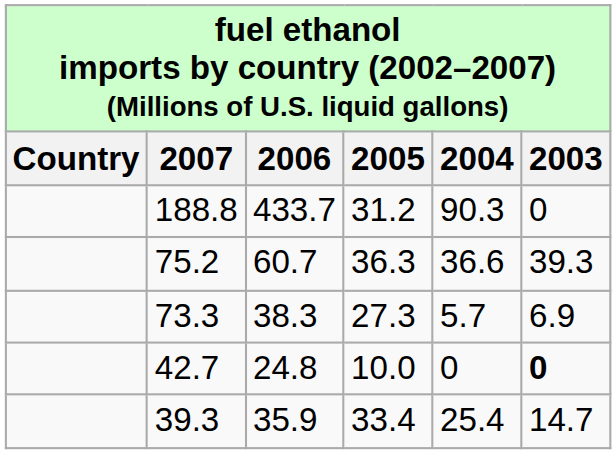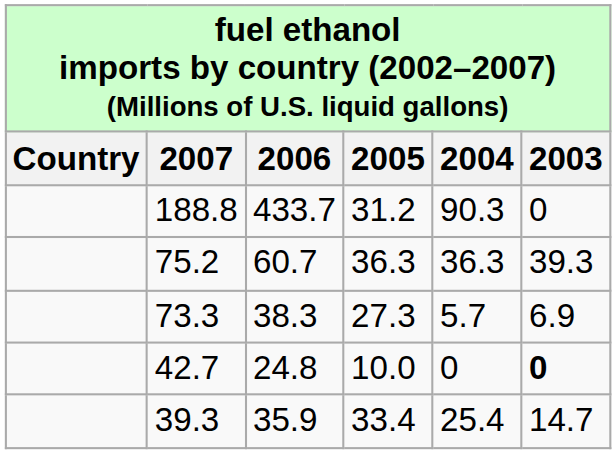(472, 262) 36.6 -> (472, 262) 36.3
